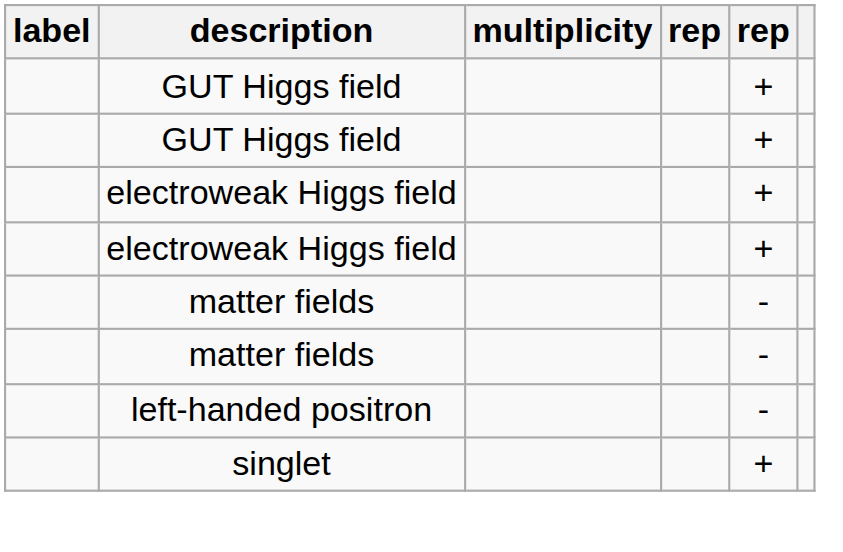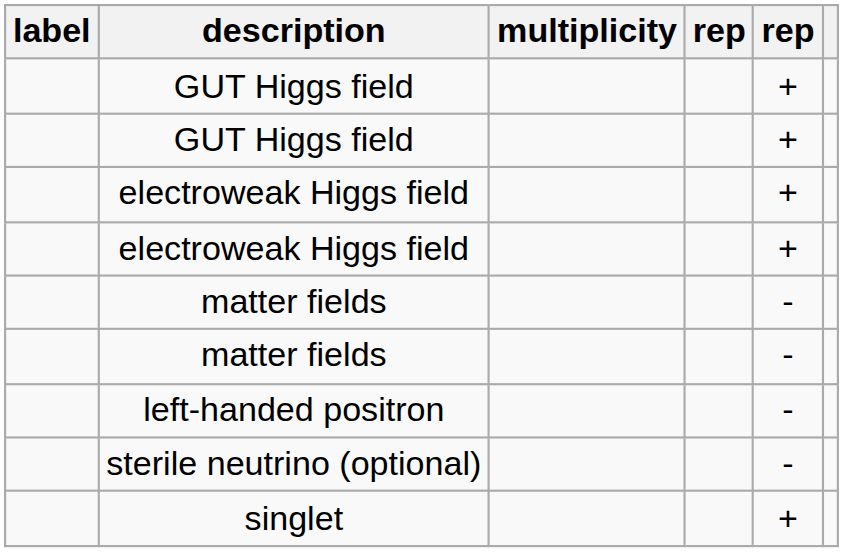+ row: (52, 464)
